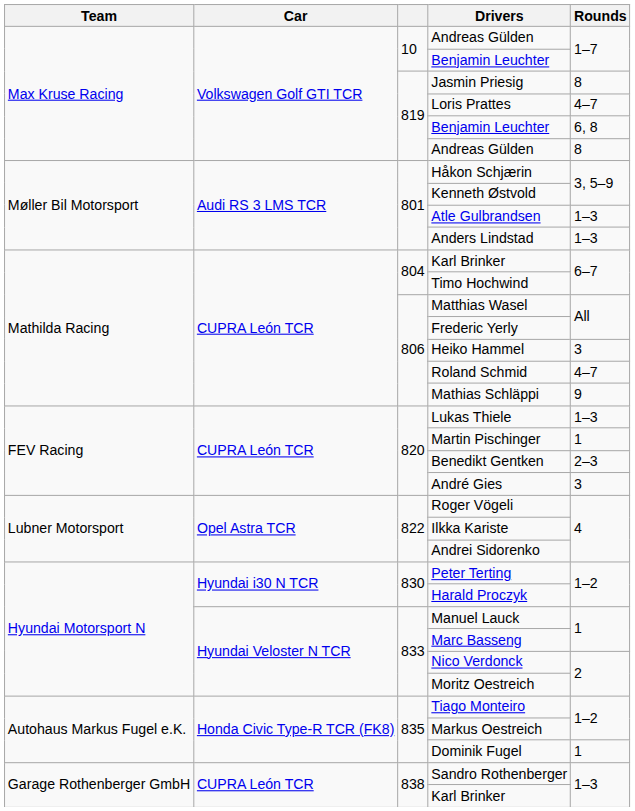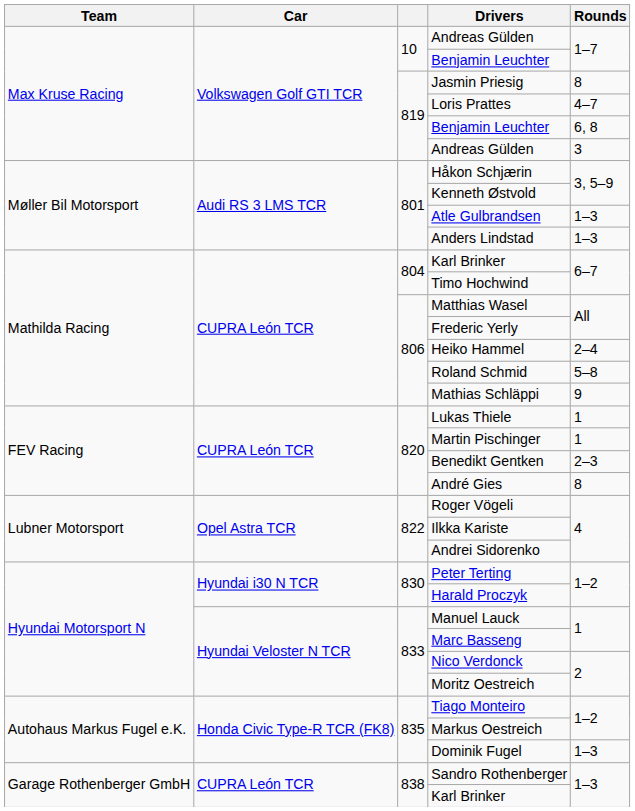(578, 149) 8 -> (578, 149) 3
(578, 350) 3 -> (586, 350) 2–4
(586, 372) 4–7 -> (586, 372) 5–8
(586, 417) 1–3 -> (578, 417) 1
(578, 483) 3 -> (578, 483) 8
(578, 751) 1 -> (586, 751) 1–3
